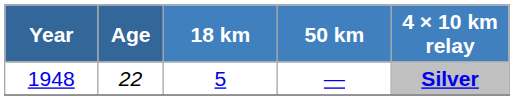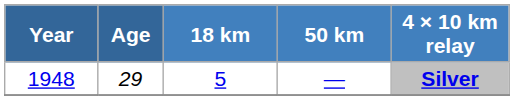(131, 79) 22 -> (131, 79) 29
